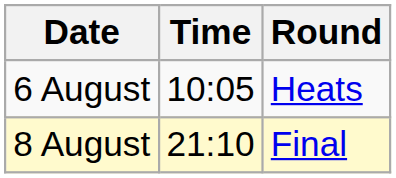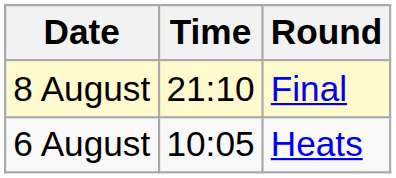rows swapped: (82, 88) <-> (82, 144)
